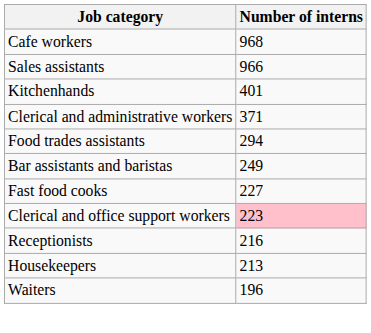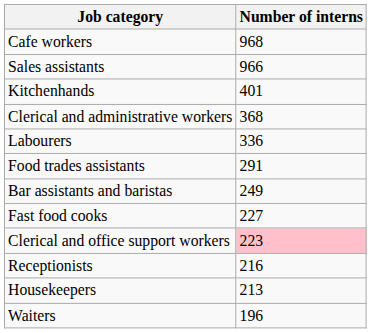(251, 116) 371 -> (251, 116) 368
+ row: (40, 141)
(251, 141) 294 -> (251, 166) 291
